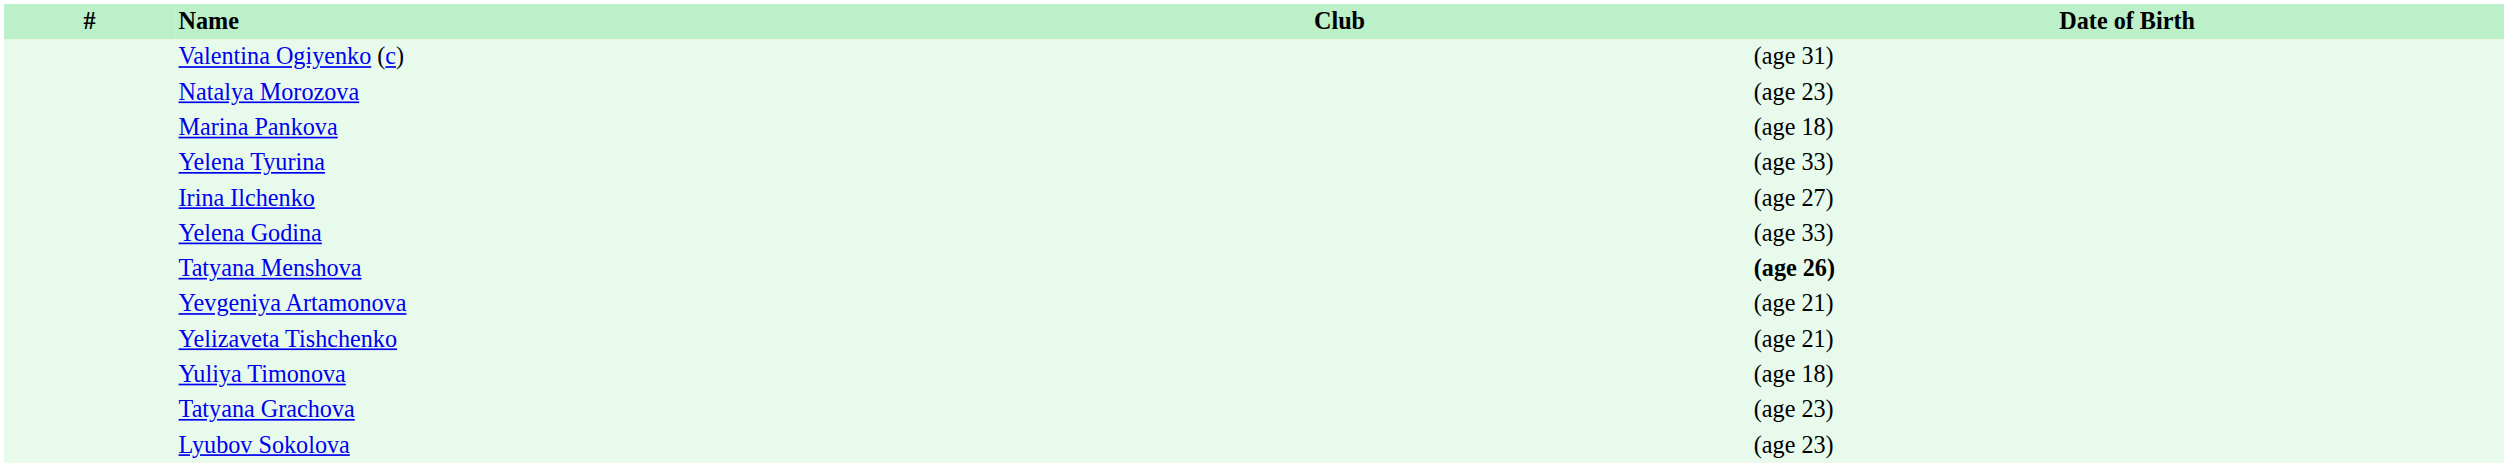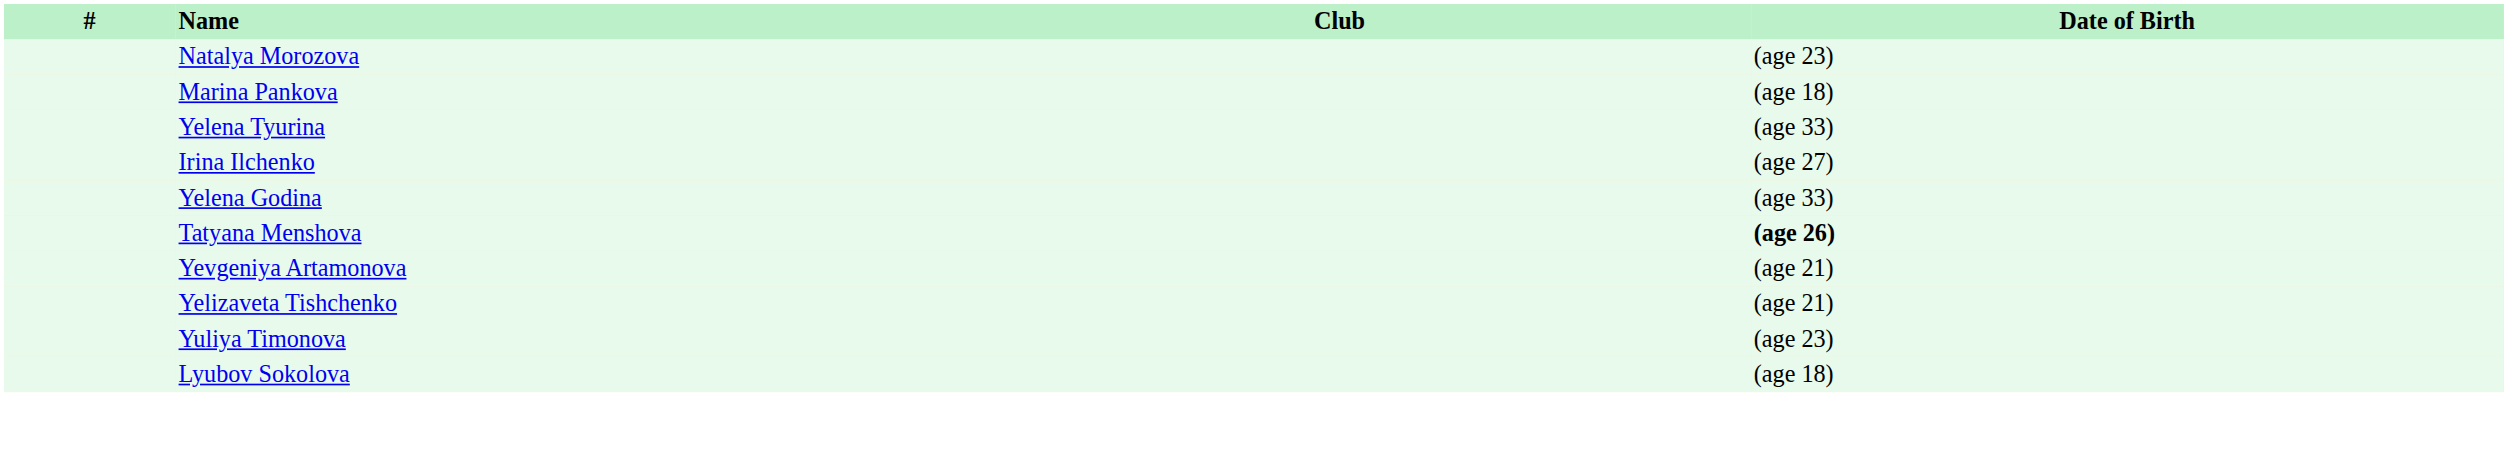- row: (291, 56)
(1794, 374) (age 18) -> (1794, 338) (age 23)
- row: (267, 409)
(1794, 444) (age 23) -> (1794, 374) (age 18)
